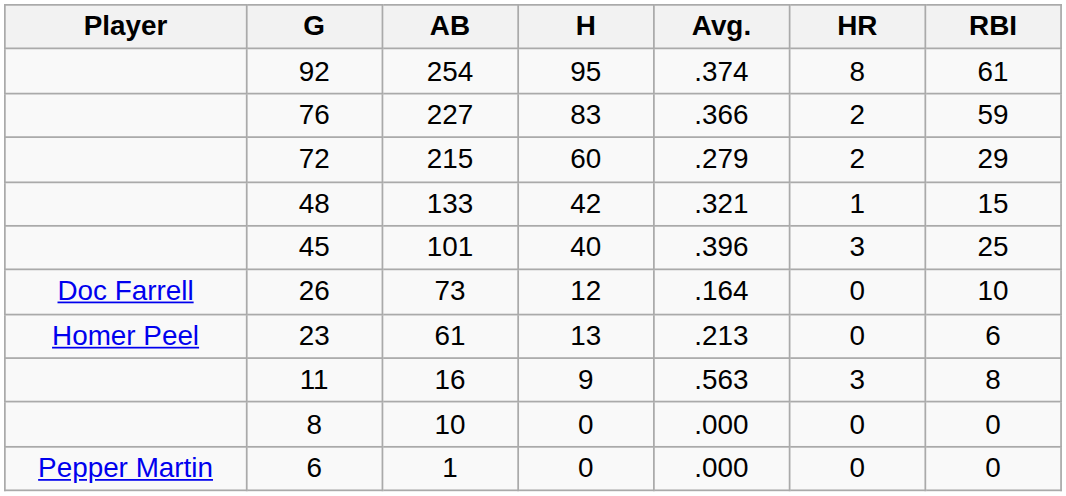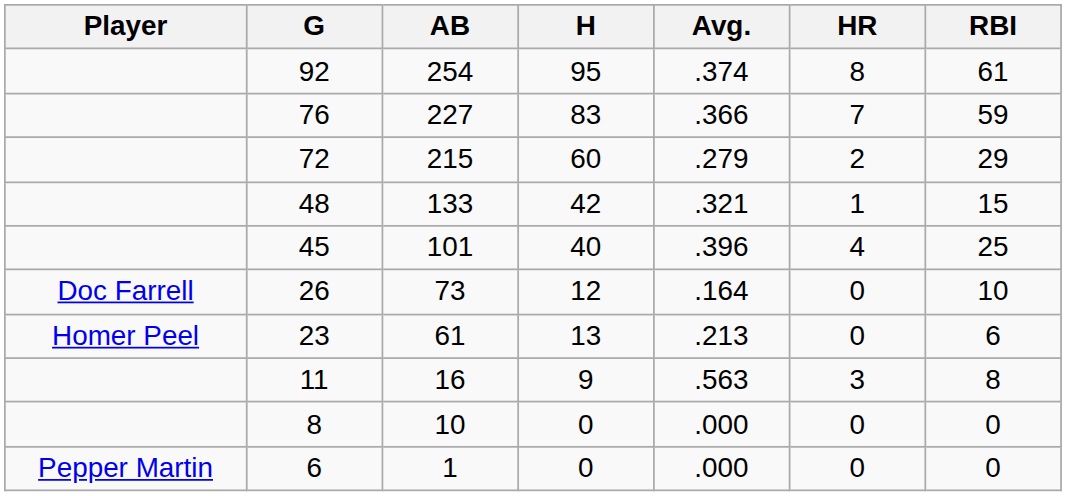(857, 114) 2 -> (857, 114) 7
(857, 247) 3 -> (857, 247) 4
